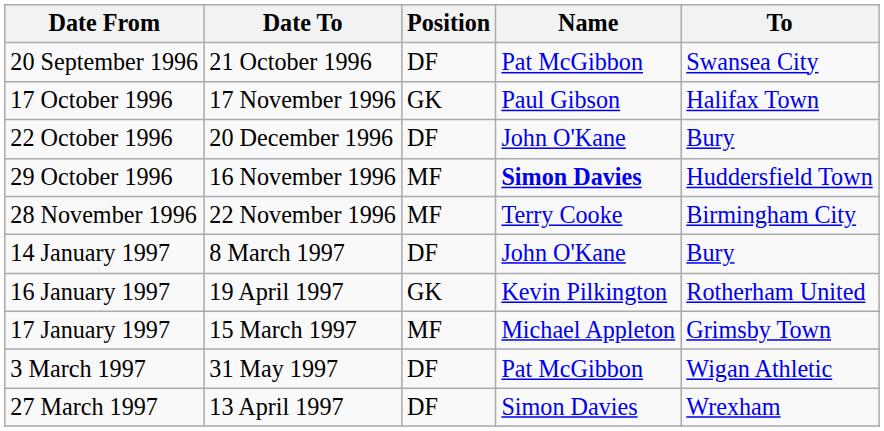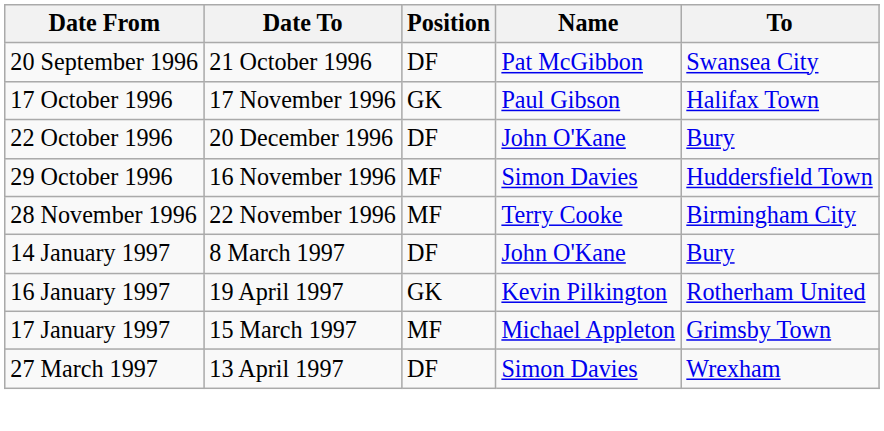(572, 176) bold -> (569, 176) normal
- row: (78, 368)
